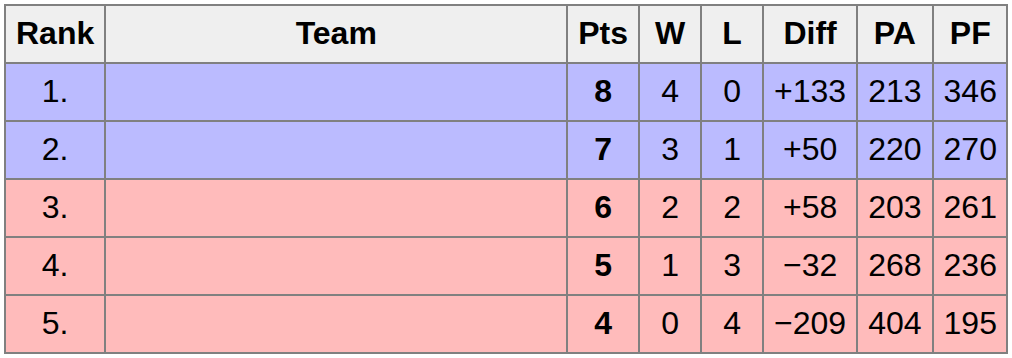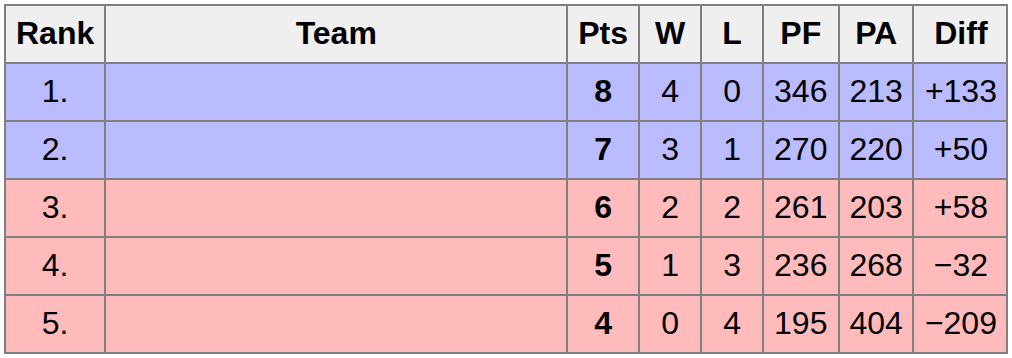columns swapped: (970, 33) <-> (810, 33)
